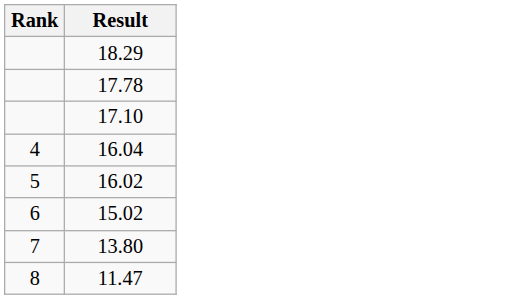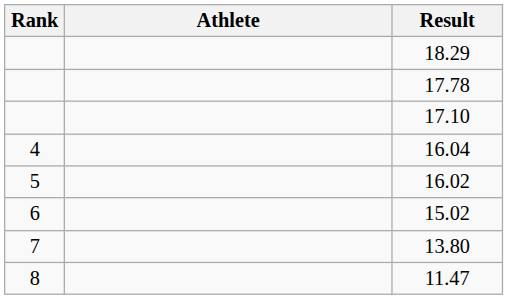+ column: (228, 20)
